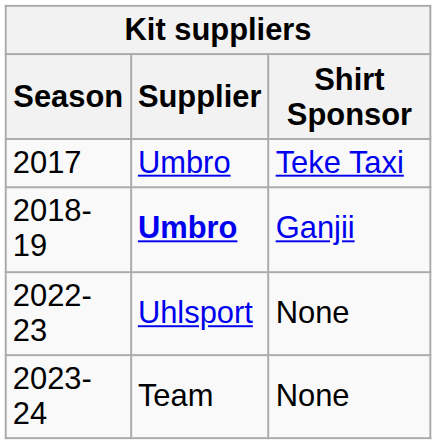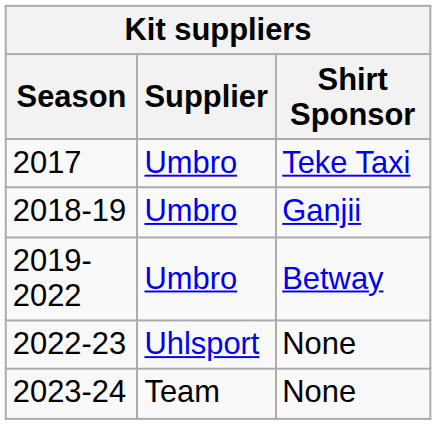(188, 228) bold -> (191, 211) normal
+ row: (52, 277)
